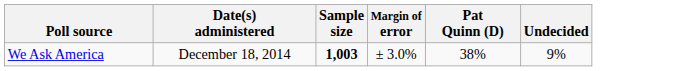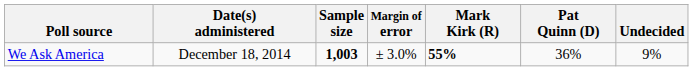+ column: (473, 23)
(473, 54) 38% -> (568, 54) 36%
